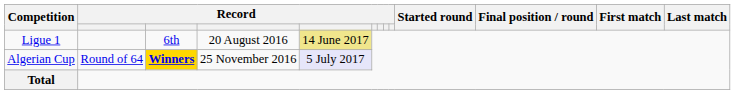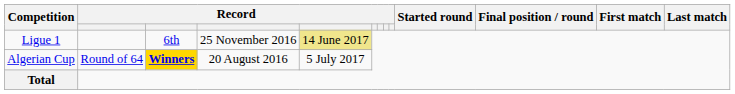(248, 39) 20 August 2016 -> (248, 39) 25 November 2016
(248, 59) 25 November 2016 -> (248, 59) 20 August 2016
(335, 59) lavender background -> (335, 59) no background
